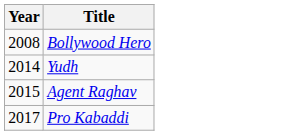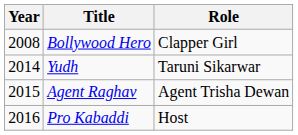+ column: (224, 17)
(24, 117) 2017 -> (24, 117) 2016
